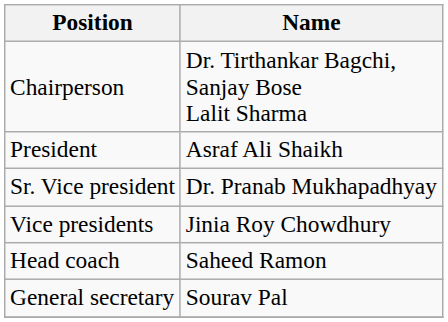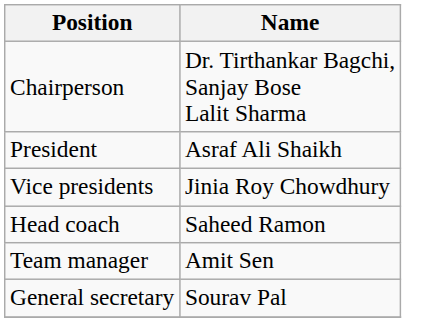- row: (93, 186)
+ row: (79, 260)
